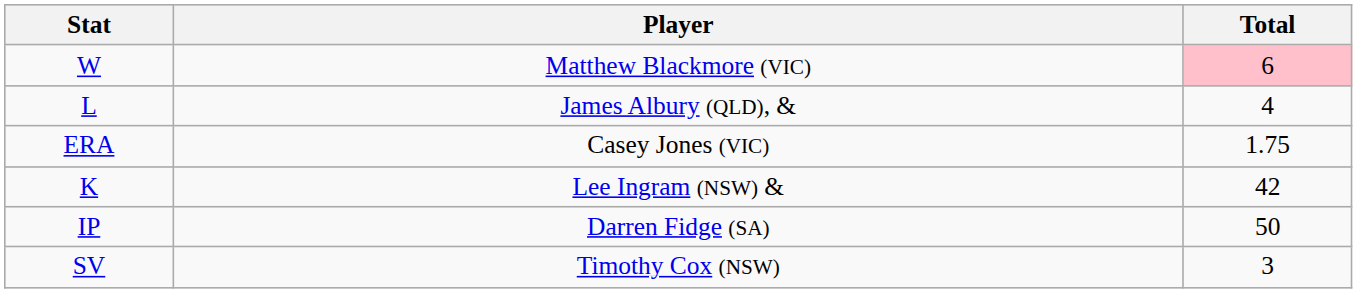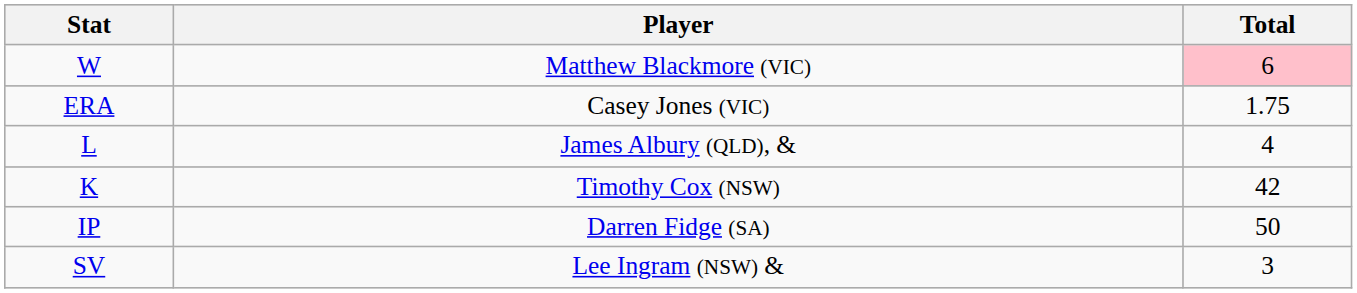rows swapped: (89, 105) <-> (89, 145)
(678, 186) Lee Ingram (NSW) & -> (678, 186) Timothy Cox (NSW)
(678, 266) Timothy Cox (NSW) -> (678, 266) Lee Ingram (NSW) &
